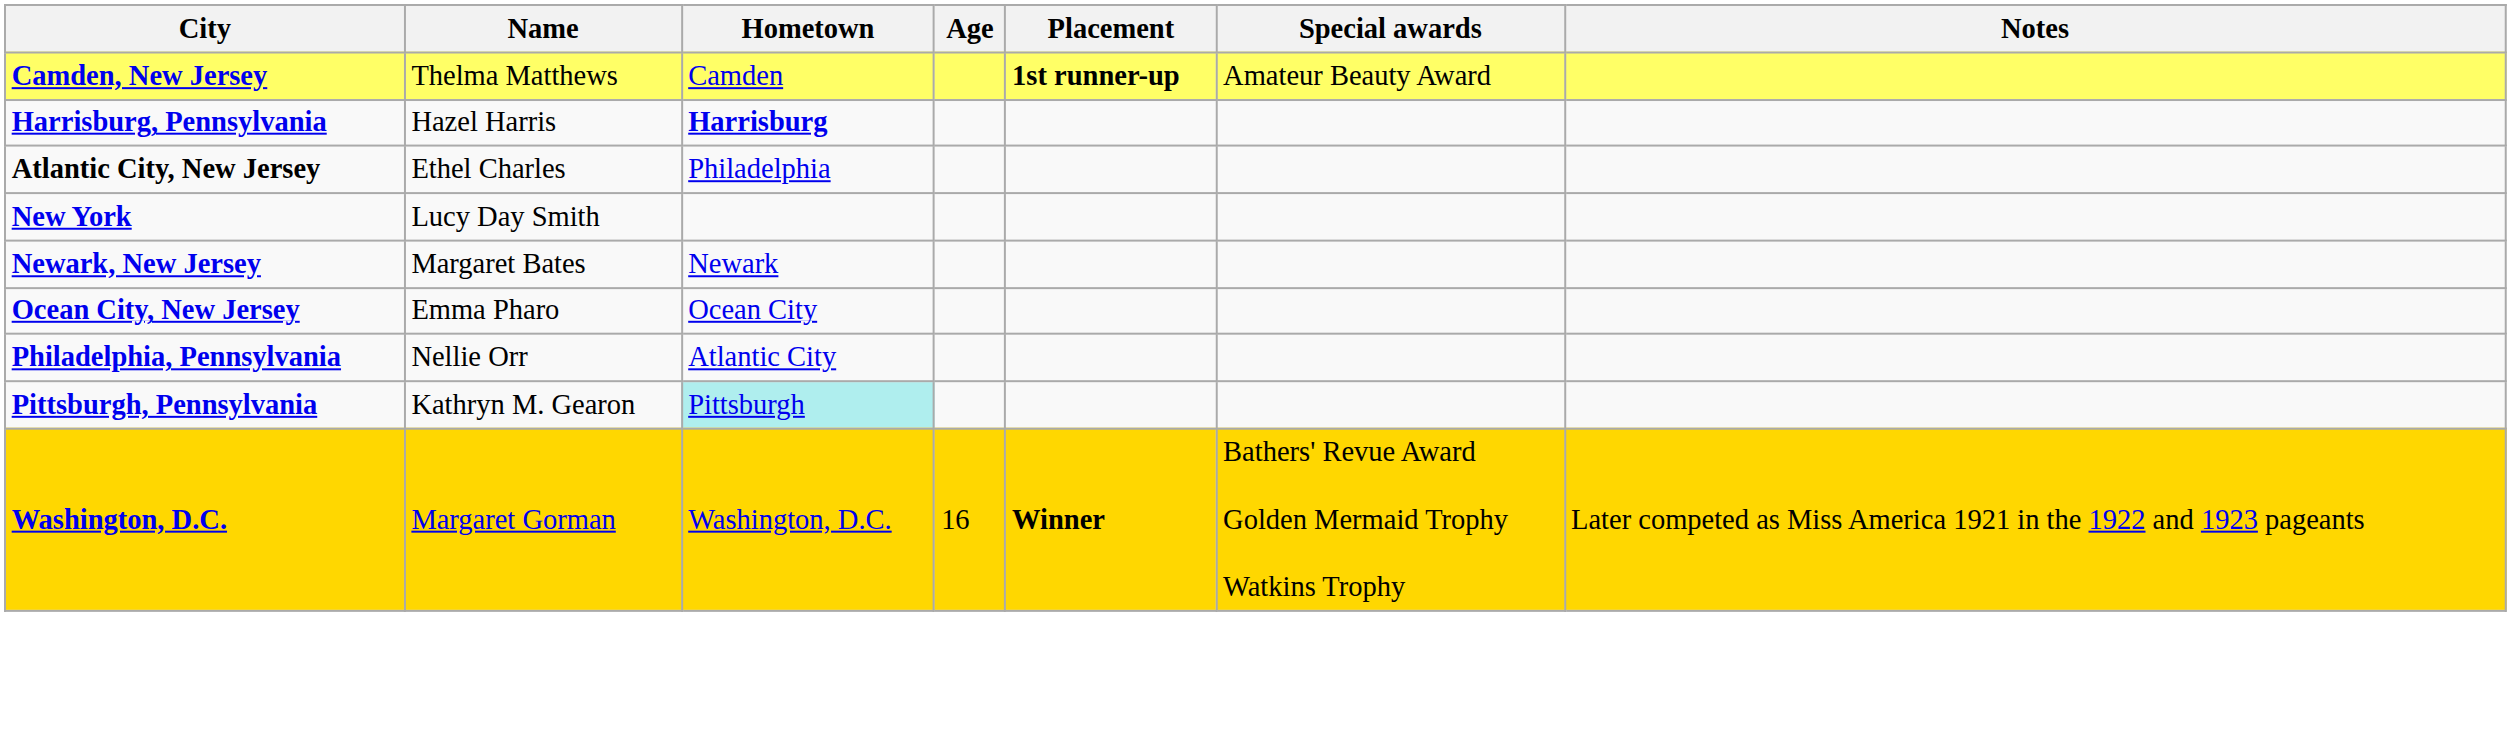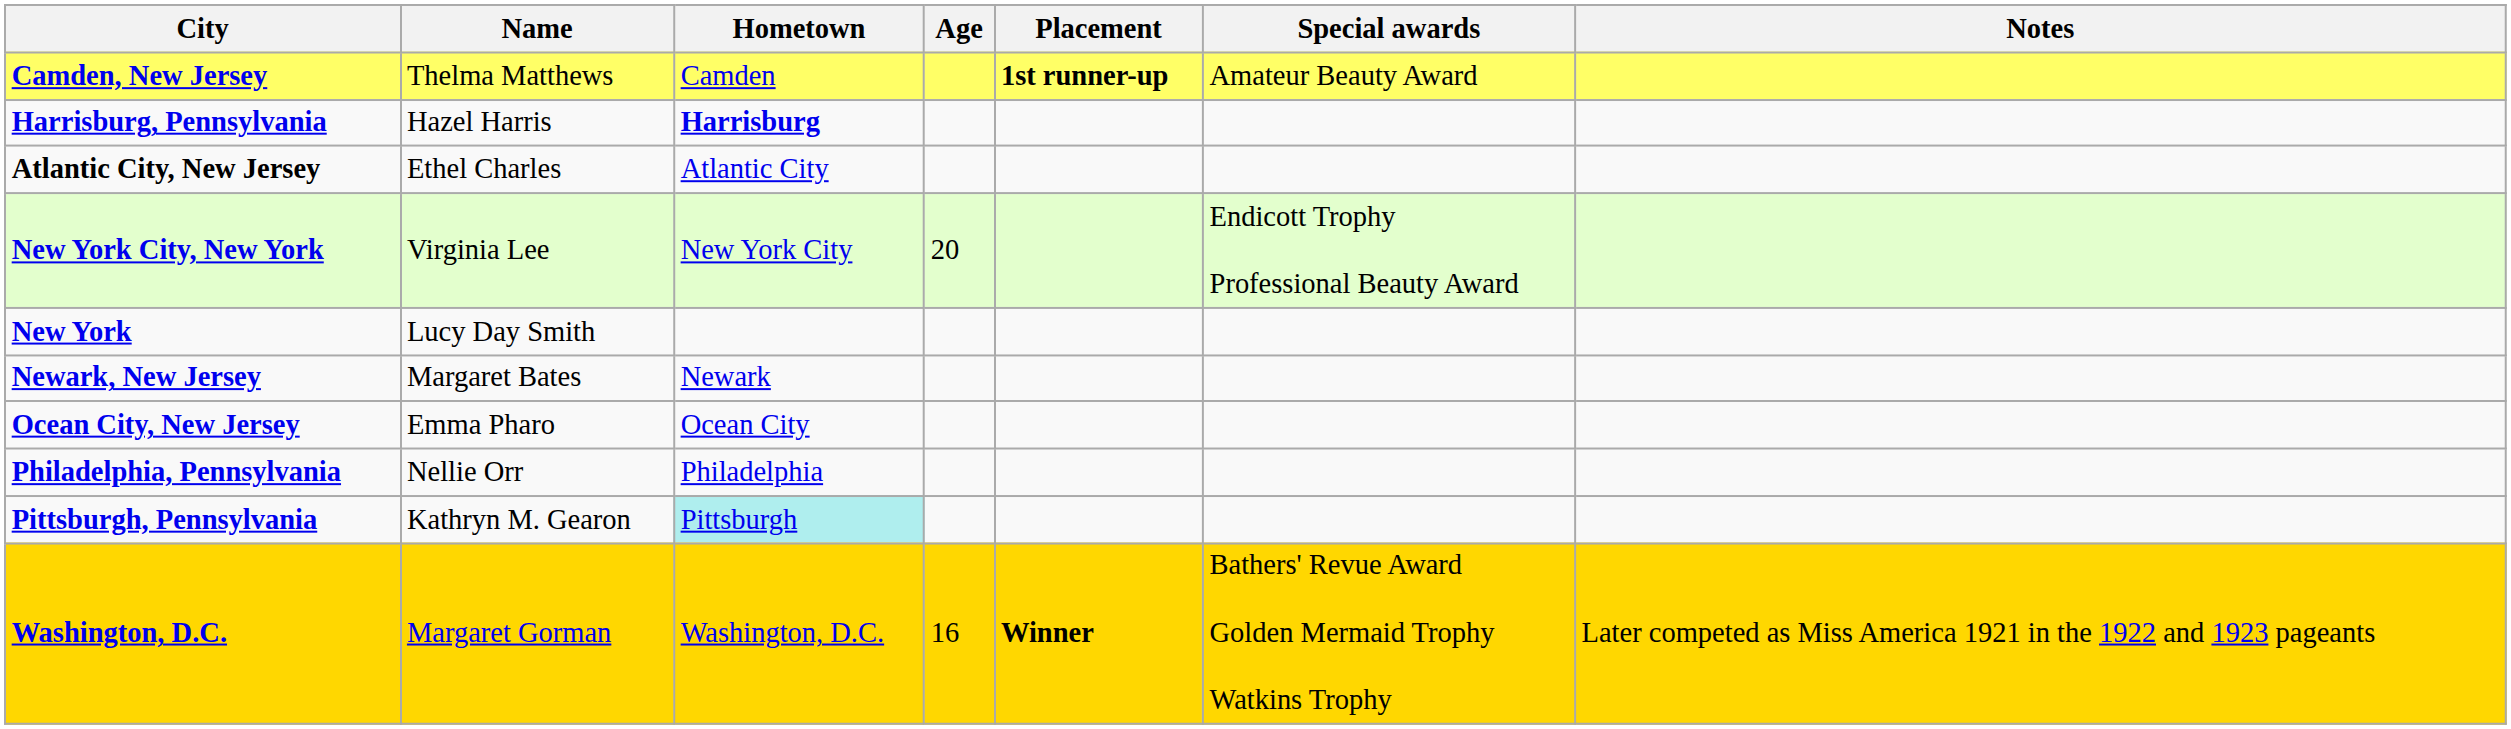(759, 169) Philadelphia -> (755, 169) Atlantic City
+ row: (168, 250)
(762, 357) Atlantic City -> (752, 471) Philadelphia
